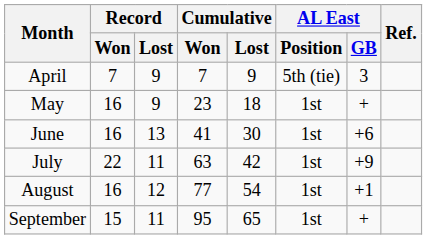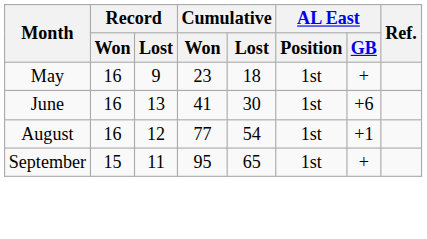- row: (47, 76)
- row: (47, 162)
